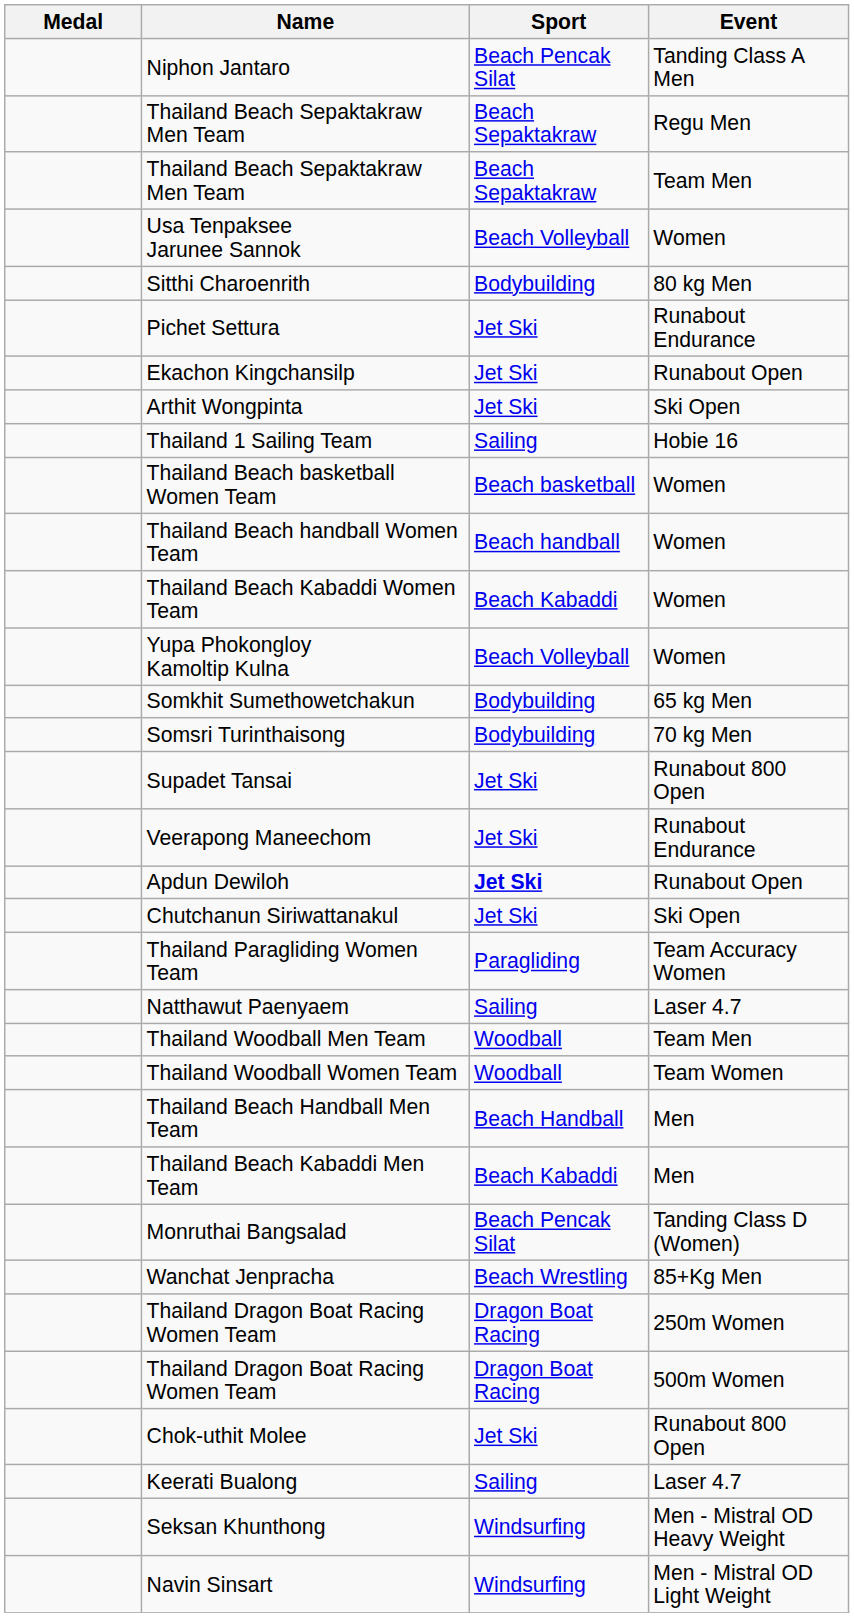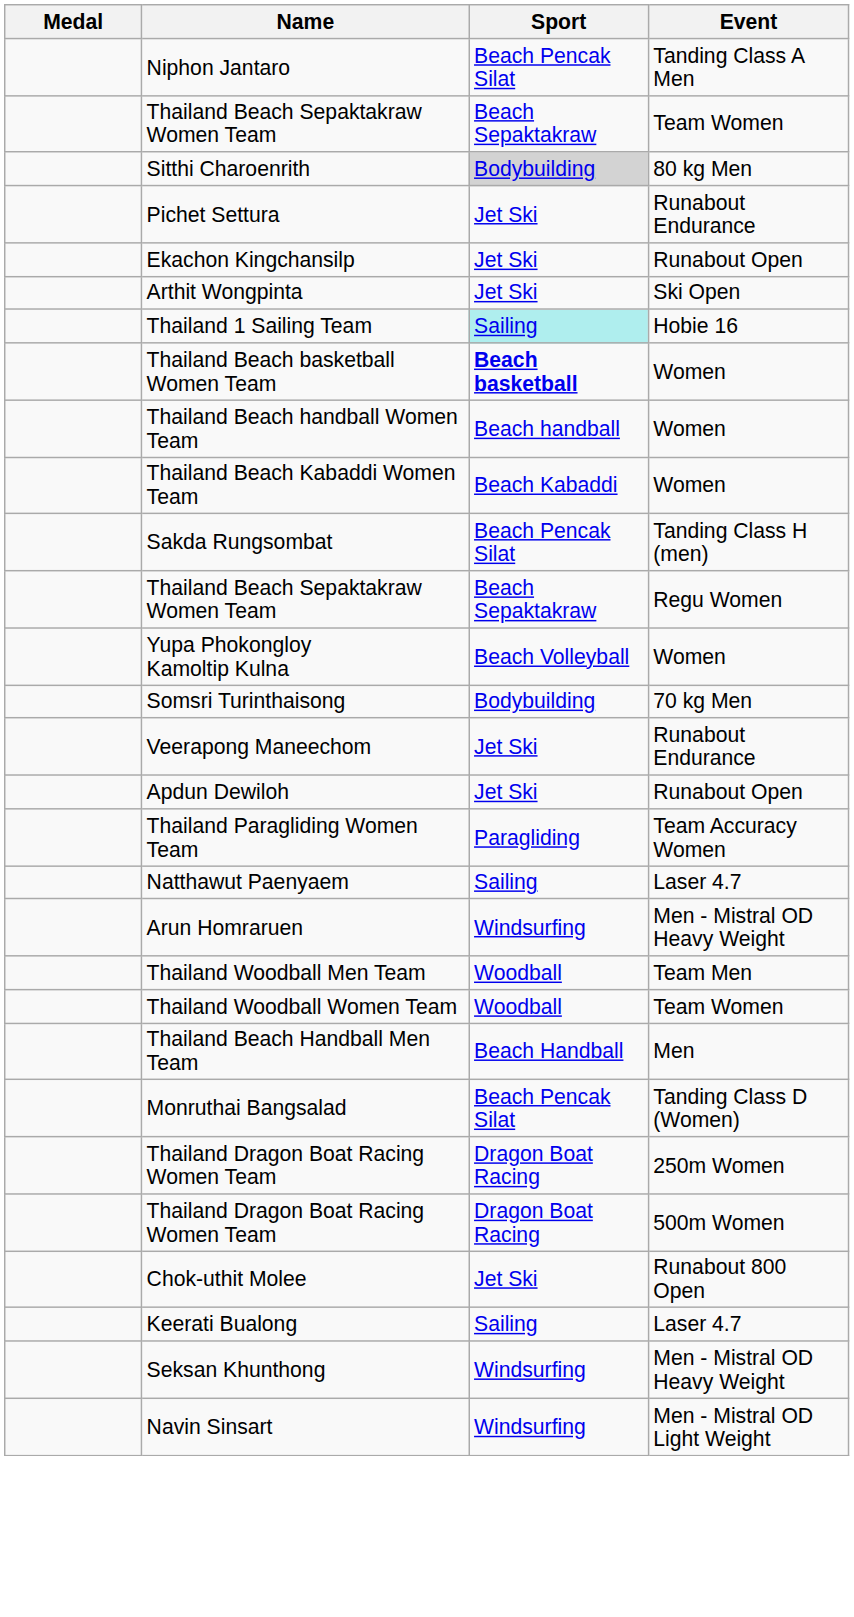- row: (284, 124)
- row: (284, 181)
+ row: (284, 124)
- row: (224, 238)
(535, 283) no background -> (535, 169) lightgrey background
(506, 440) no background -> (506, 327) paleturquoise background
(555, 486) normal -> (526, 372) bold
+ row: (240, 543)
+ row: (284, 600)
- row: (281, 702)
- row: (219, 780)
(508, 883) bold -> (506, 792) normal
- row: (272, 916)
+ row: (225, 928)
- row: (285, 1175)
- row: (240, 1278)
